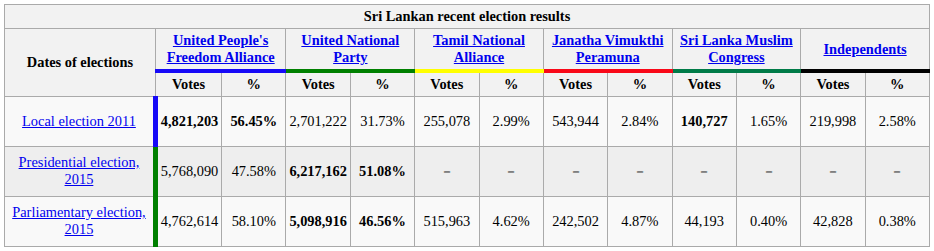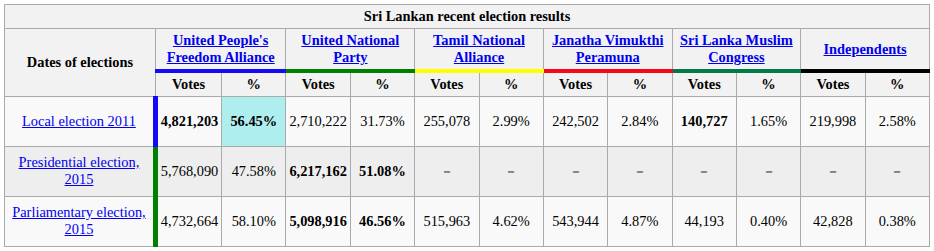(254, 121) no background -> (254, 121) paleturquoise background
(318, 121) 2,701,222 -> (318, 121) 2,710,222
(576, 121) 543,944 -> (576, 121) 242,502
(189, 221) 4,762,614 -> (189, 221) 4,732,664
(576, 221) 242,502 -> (576, 221) 543,944
